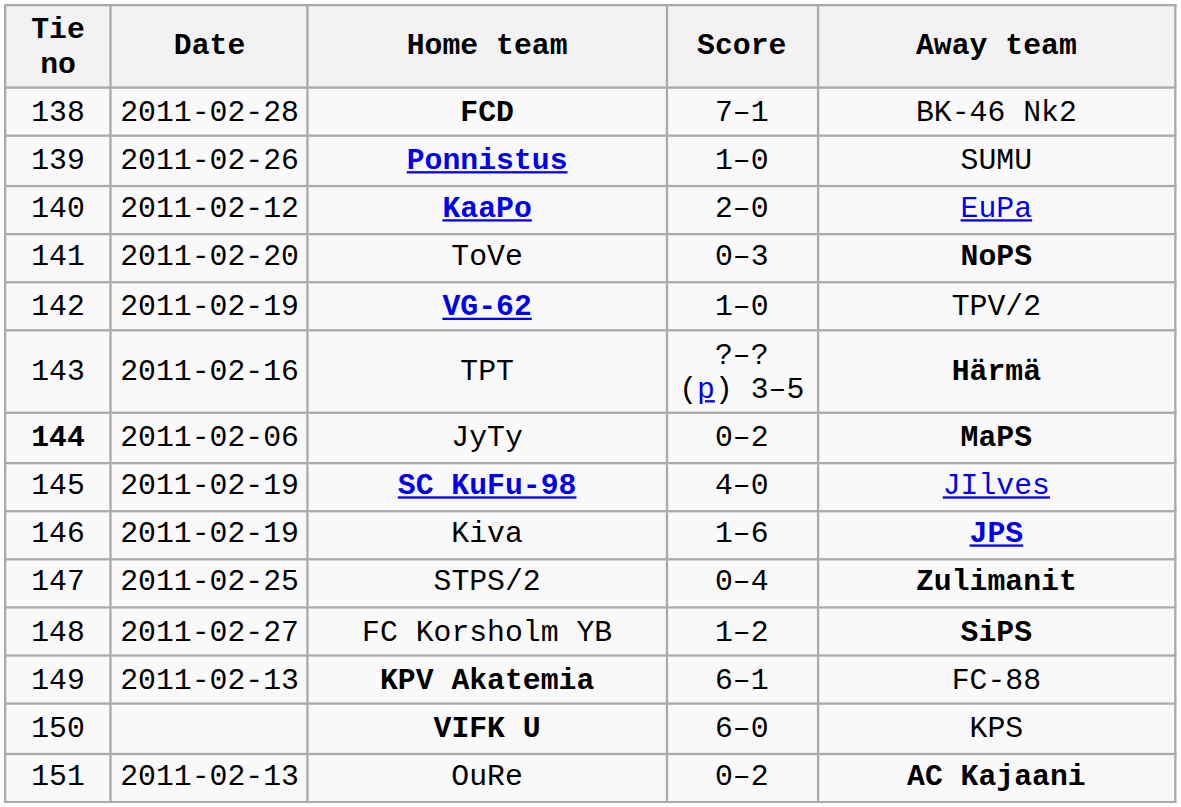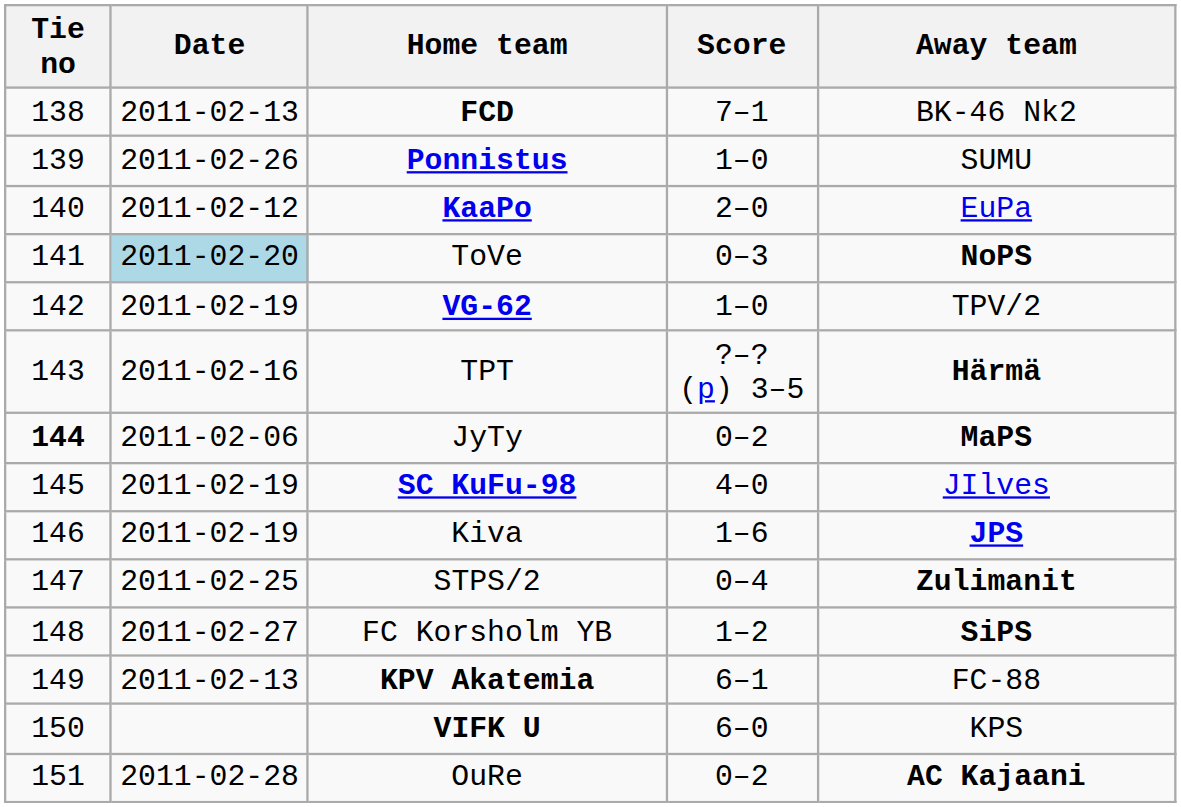(210, 112) 2011-02-28 -> (210, 112) 2011-02-13
(210, 258) no background -> (210, 258) lightblue background
(210, 777) 2011-02-13 -> (210, 777) 2011-02-28
